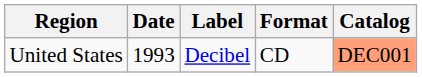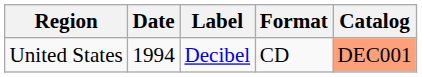(154, 54) 1993 -> (154, 54) 1994
